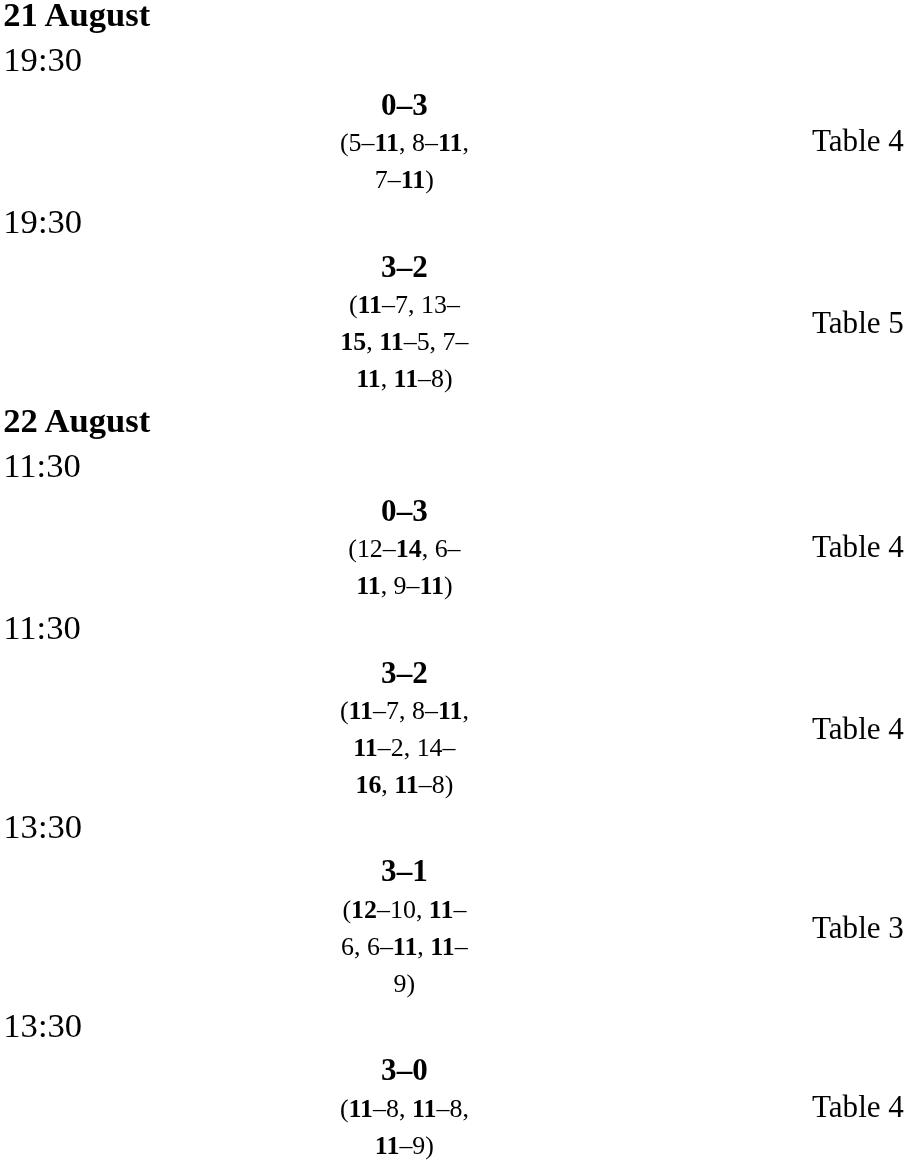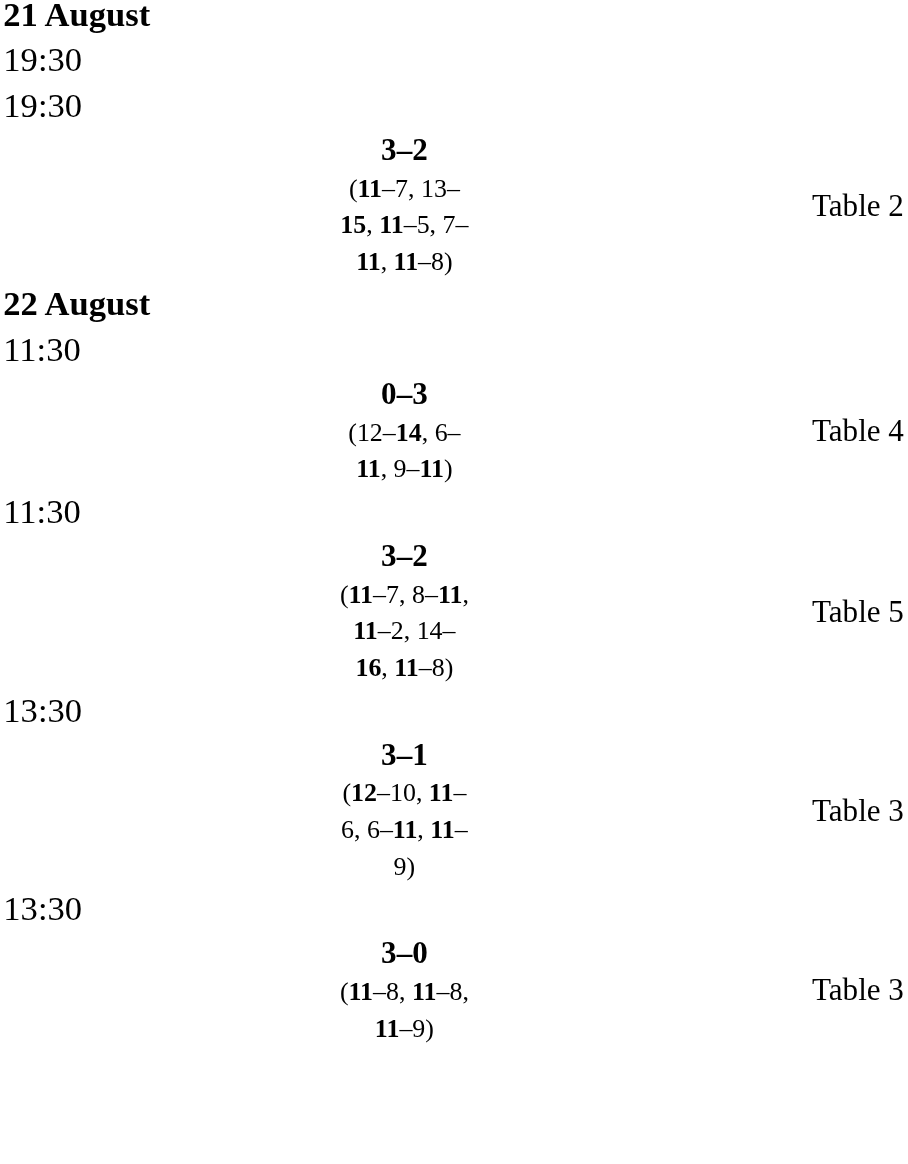- row: (168, 142)
(858, 321) Table 5 -> (858, 204) Table 2
(858, 727) Table 4 -> (858, 610) Table 5
(858, 1106) Table 4 -> (858, 989) Table 3
